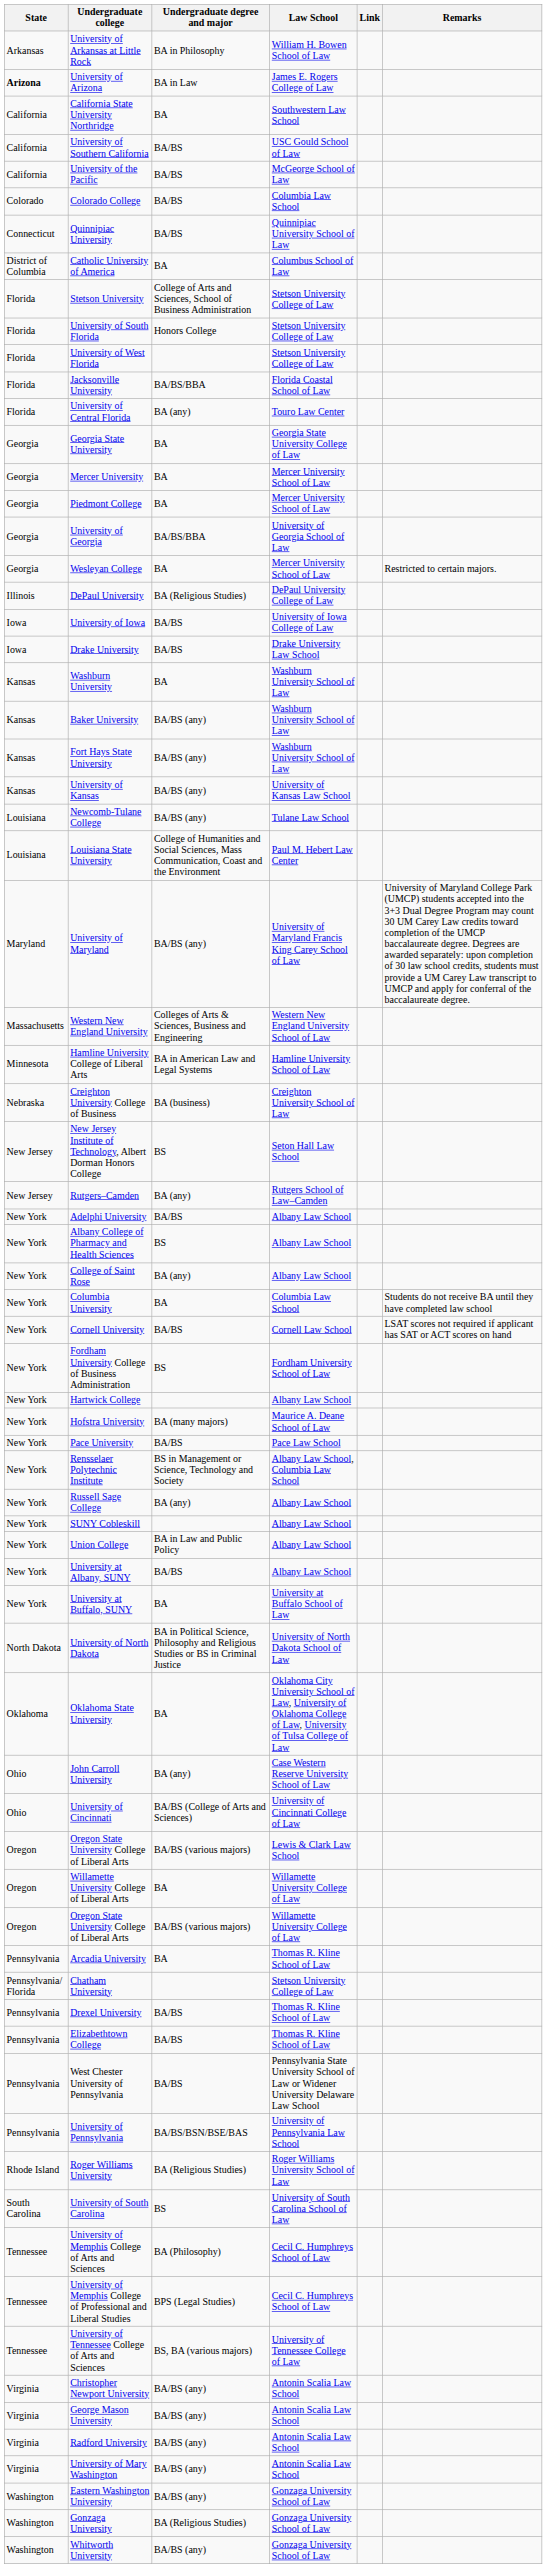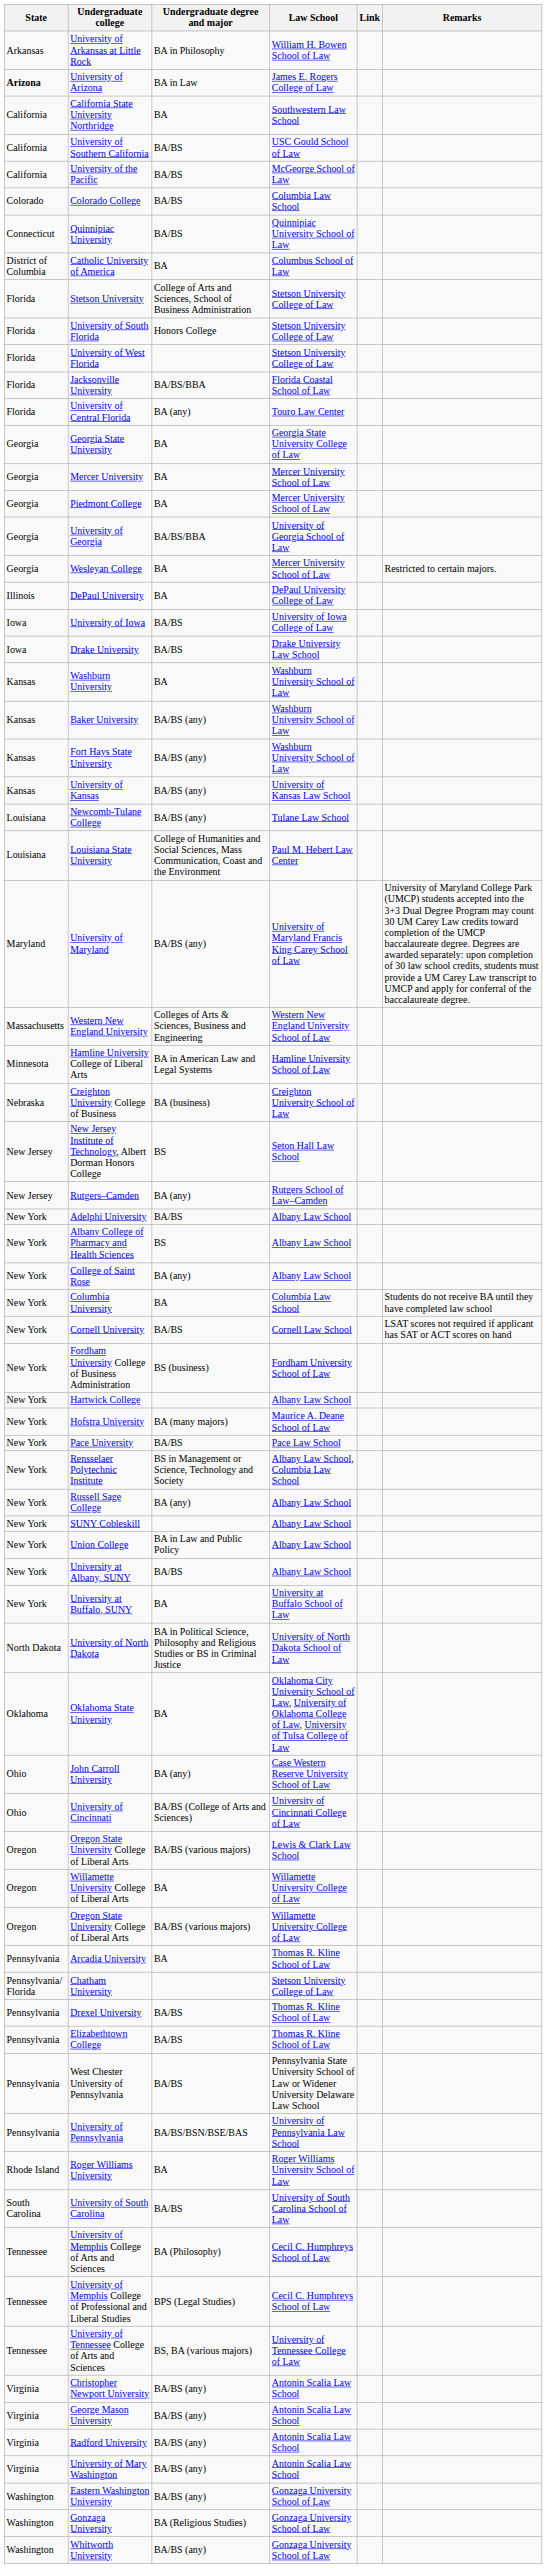(200, 595) BA (Religious Studies) -> (161, 595) BA
(160, 1368) BS -> (181, 1368) BS (business)
(200, 2170) BA (Religious Studies) -> (161, 2170) BA
(160, 2208) BS -> (168, 2208) BA/BS
